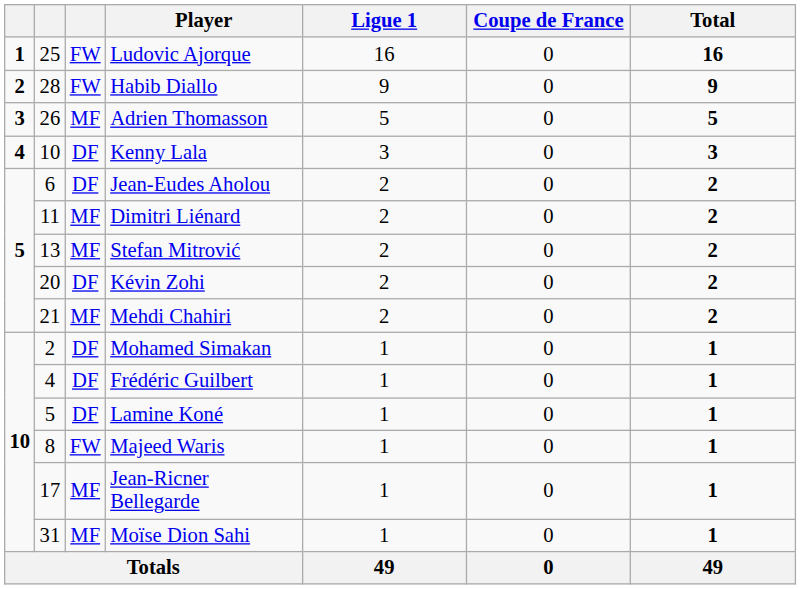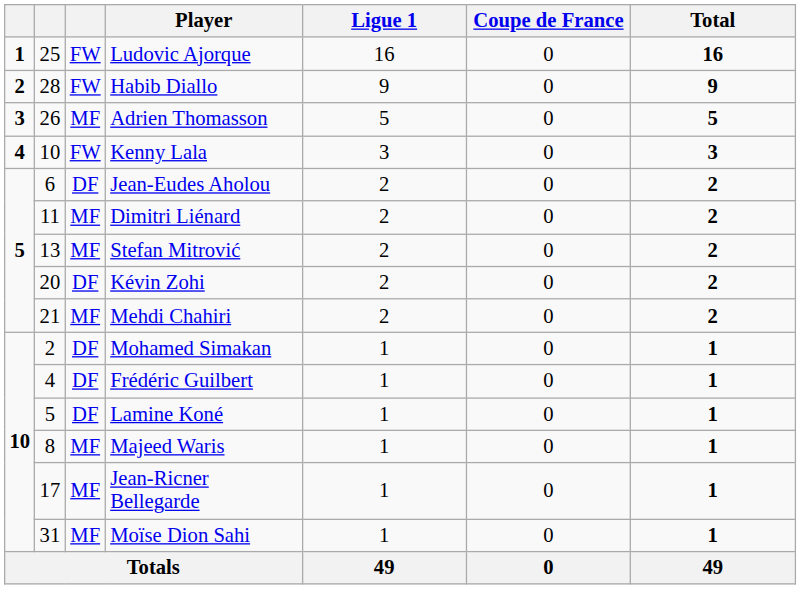(85, 151) DF -> (85, 151) FW
(85, 446) FW -> (85, 446) MF
